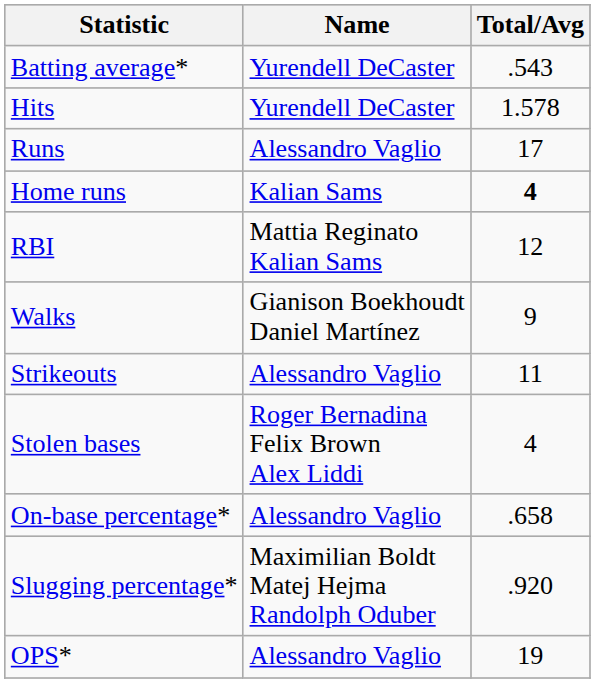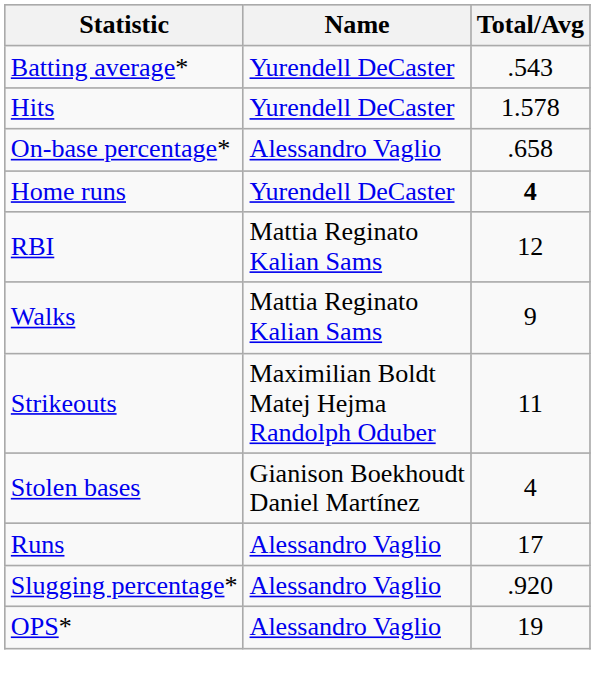rows swapped: (38, 149) <-> (121, 514)
(316, 190) Kalian Sams -> (352, 190) Yurendell DeCaster
(357, 317) Gianison Boekhoudt Daniel Martínez -> (334, 317) Mattia Reginato Kalian Sams
(345, 373) Alessandro Vaglio -> (343, 402) Maximilian Boldt Matej Hejma Randolph Oduber
(338, 444) Roger Bernadina Felix Brown Alex Liddi -> (357, 488) Gianison Boekhoudt Daniel Martínez
(343, 585) Maximilian Boldt Matej Hejma Randolph Oduber -> (345, 585) Alessandro Vaglio
